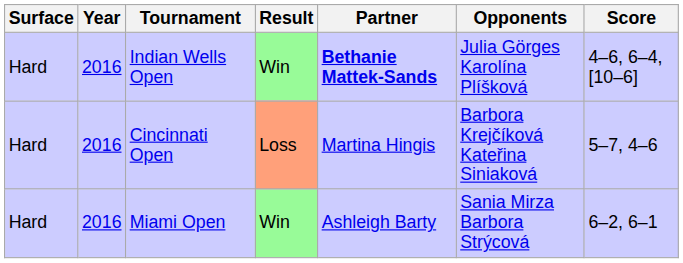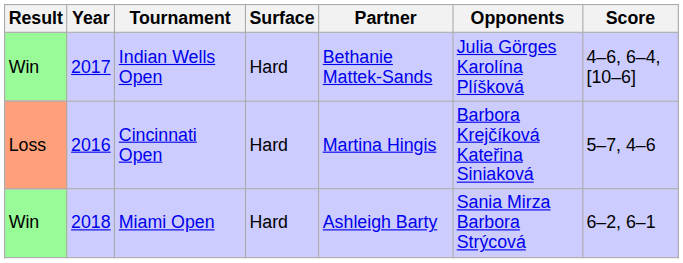columns swapped: (286, 18) <-> (41, 18)
(102, 66) 2016 -> (91, 66) 2017
(379, 66) bold -> (378, 66) normal
(102, 222) 2016 -> (91, 222) 2018
